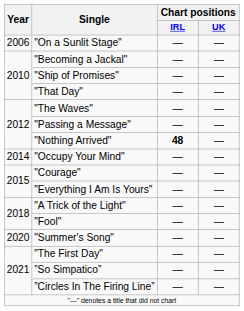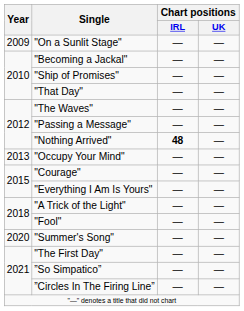(18, 43) 2006 -> (18, 43) 2009
(18, 156) 2014 -> (18, 156) 2013
